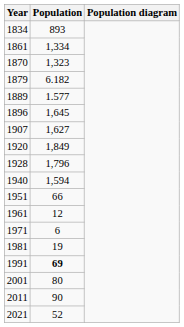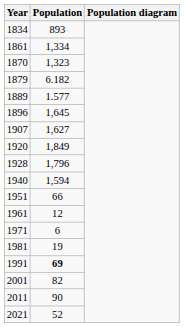(57, 280) 80 -> (57, 280) 82
